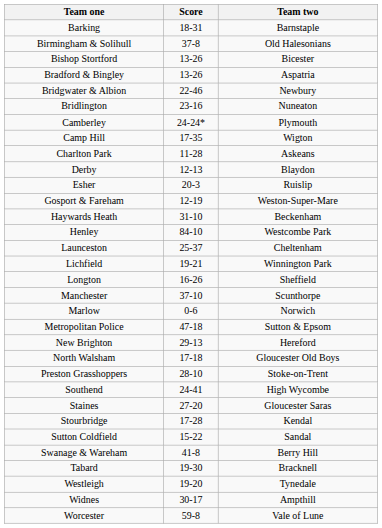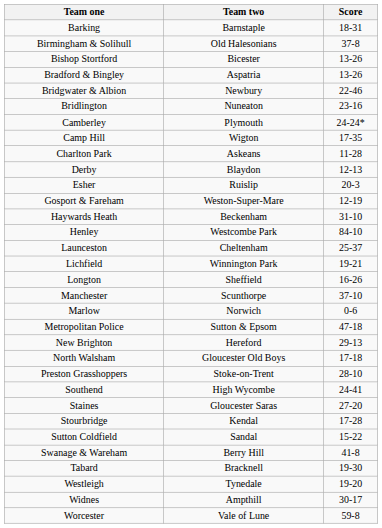columns swapped: (298, 12) <-> (191, 12)
